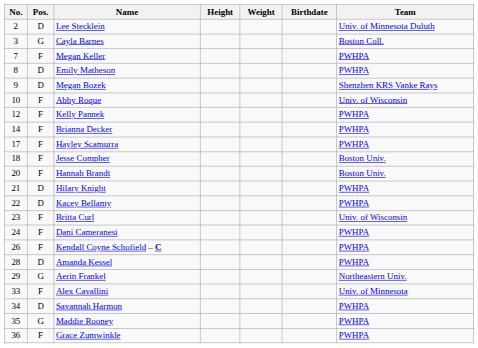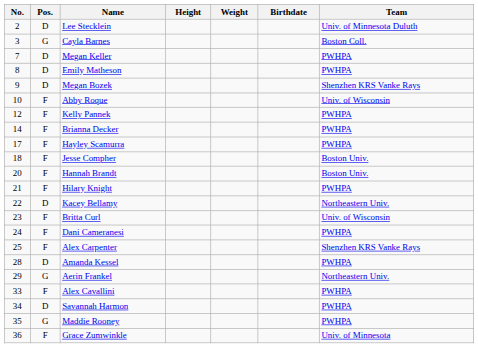(41, 56) F -> (45, 56) D
(41, 188) D -> (45, 188) F
(354, 203) PWHPA -> (355, 203) Northeastern Univ.
+ row: (90, 247)
- row: (109, 247)
(373, 292) Univ. of Minnesota -> (337, 292) PWHPA
(354, 336) PWHPA -> (356, 336) Univ. of Minnesota
